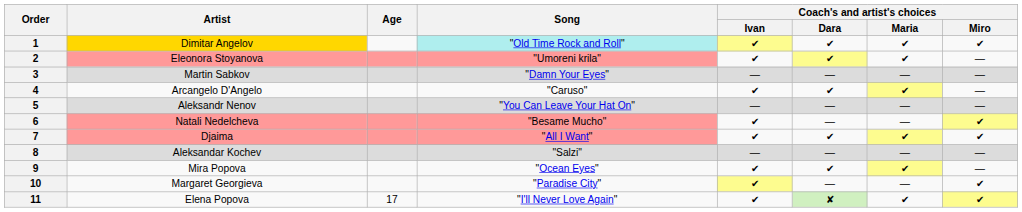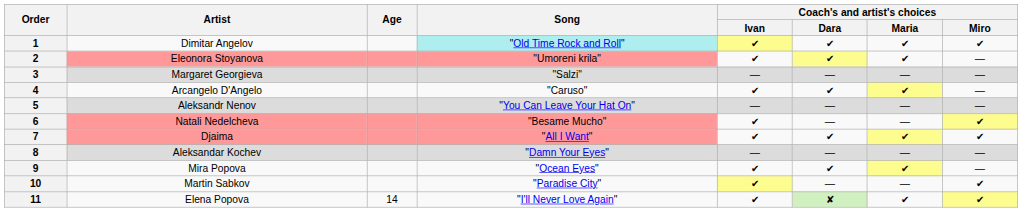(217, 43) gold background -> (217, 43) no background
(217, 75) Martin Sabkov -> (217, 75) Margaret Georgieva
(567, 75) "Damn Your Eyes" -> (567, 75) "Salzi"
(567, 153) "Salzi" -> (567, 153) "Damn Your Eyes"
(217, 184) Margaret Georgieva -> (217, 184) Martin Sabkov
(392, 199) 17 -> (392, 199) 14
